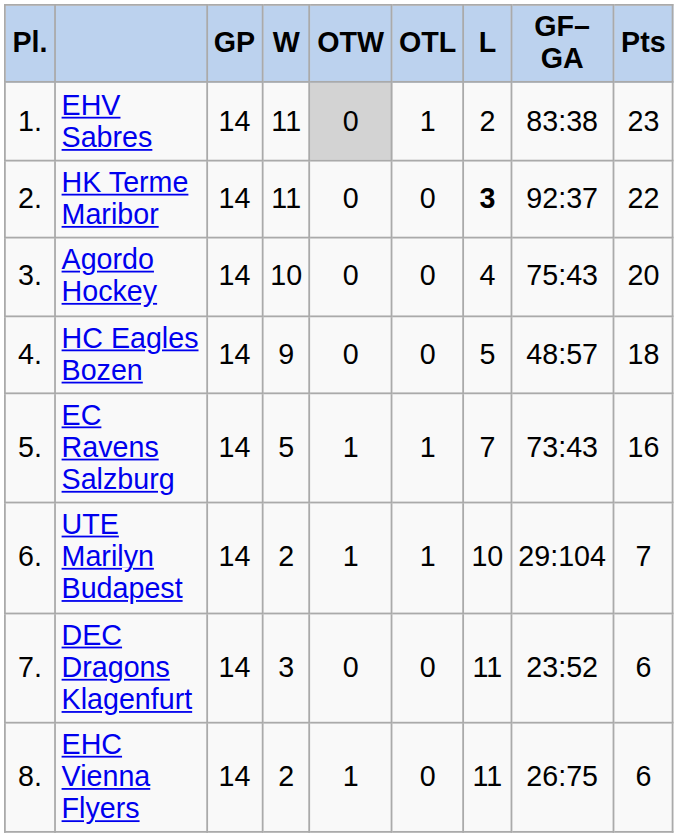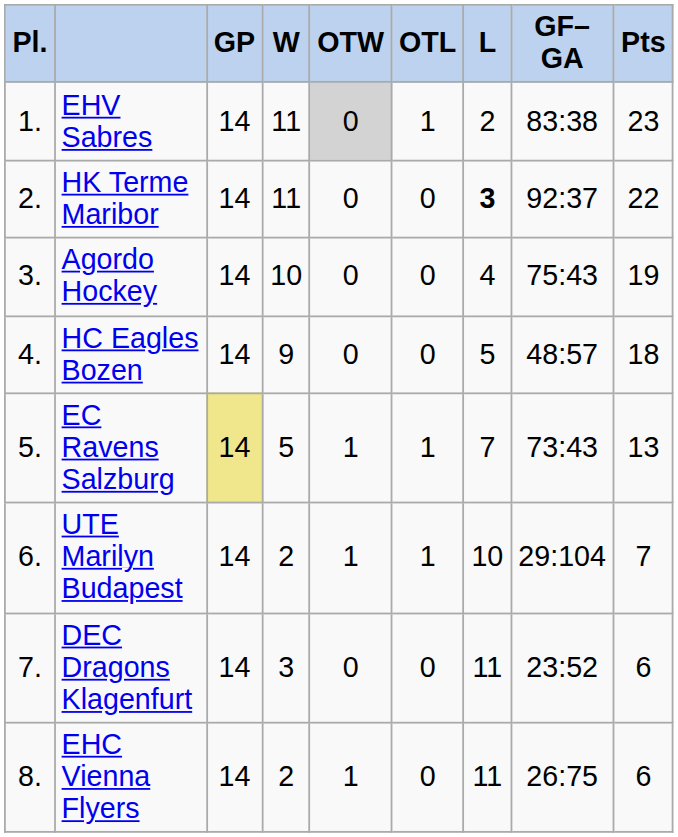(643, 276) 20 -> (643, 276) 19
(235, 447) no background -> (235, 447) khaki background
(643, 447) 16 -> (643, 447) 13
